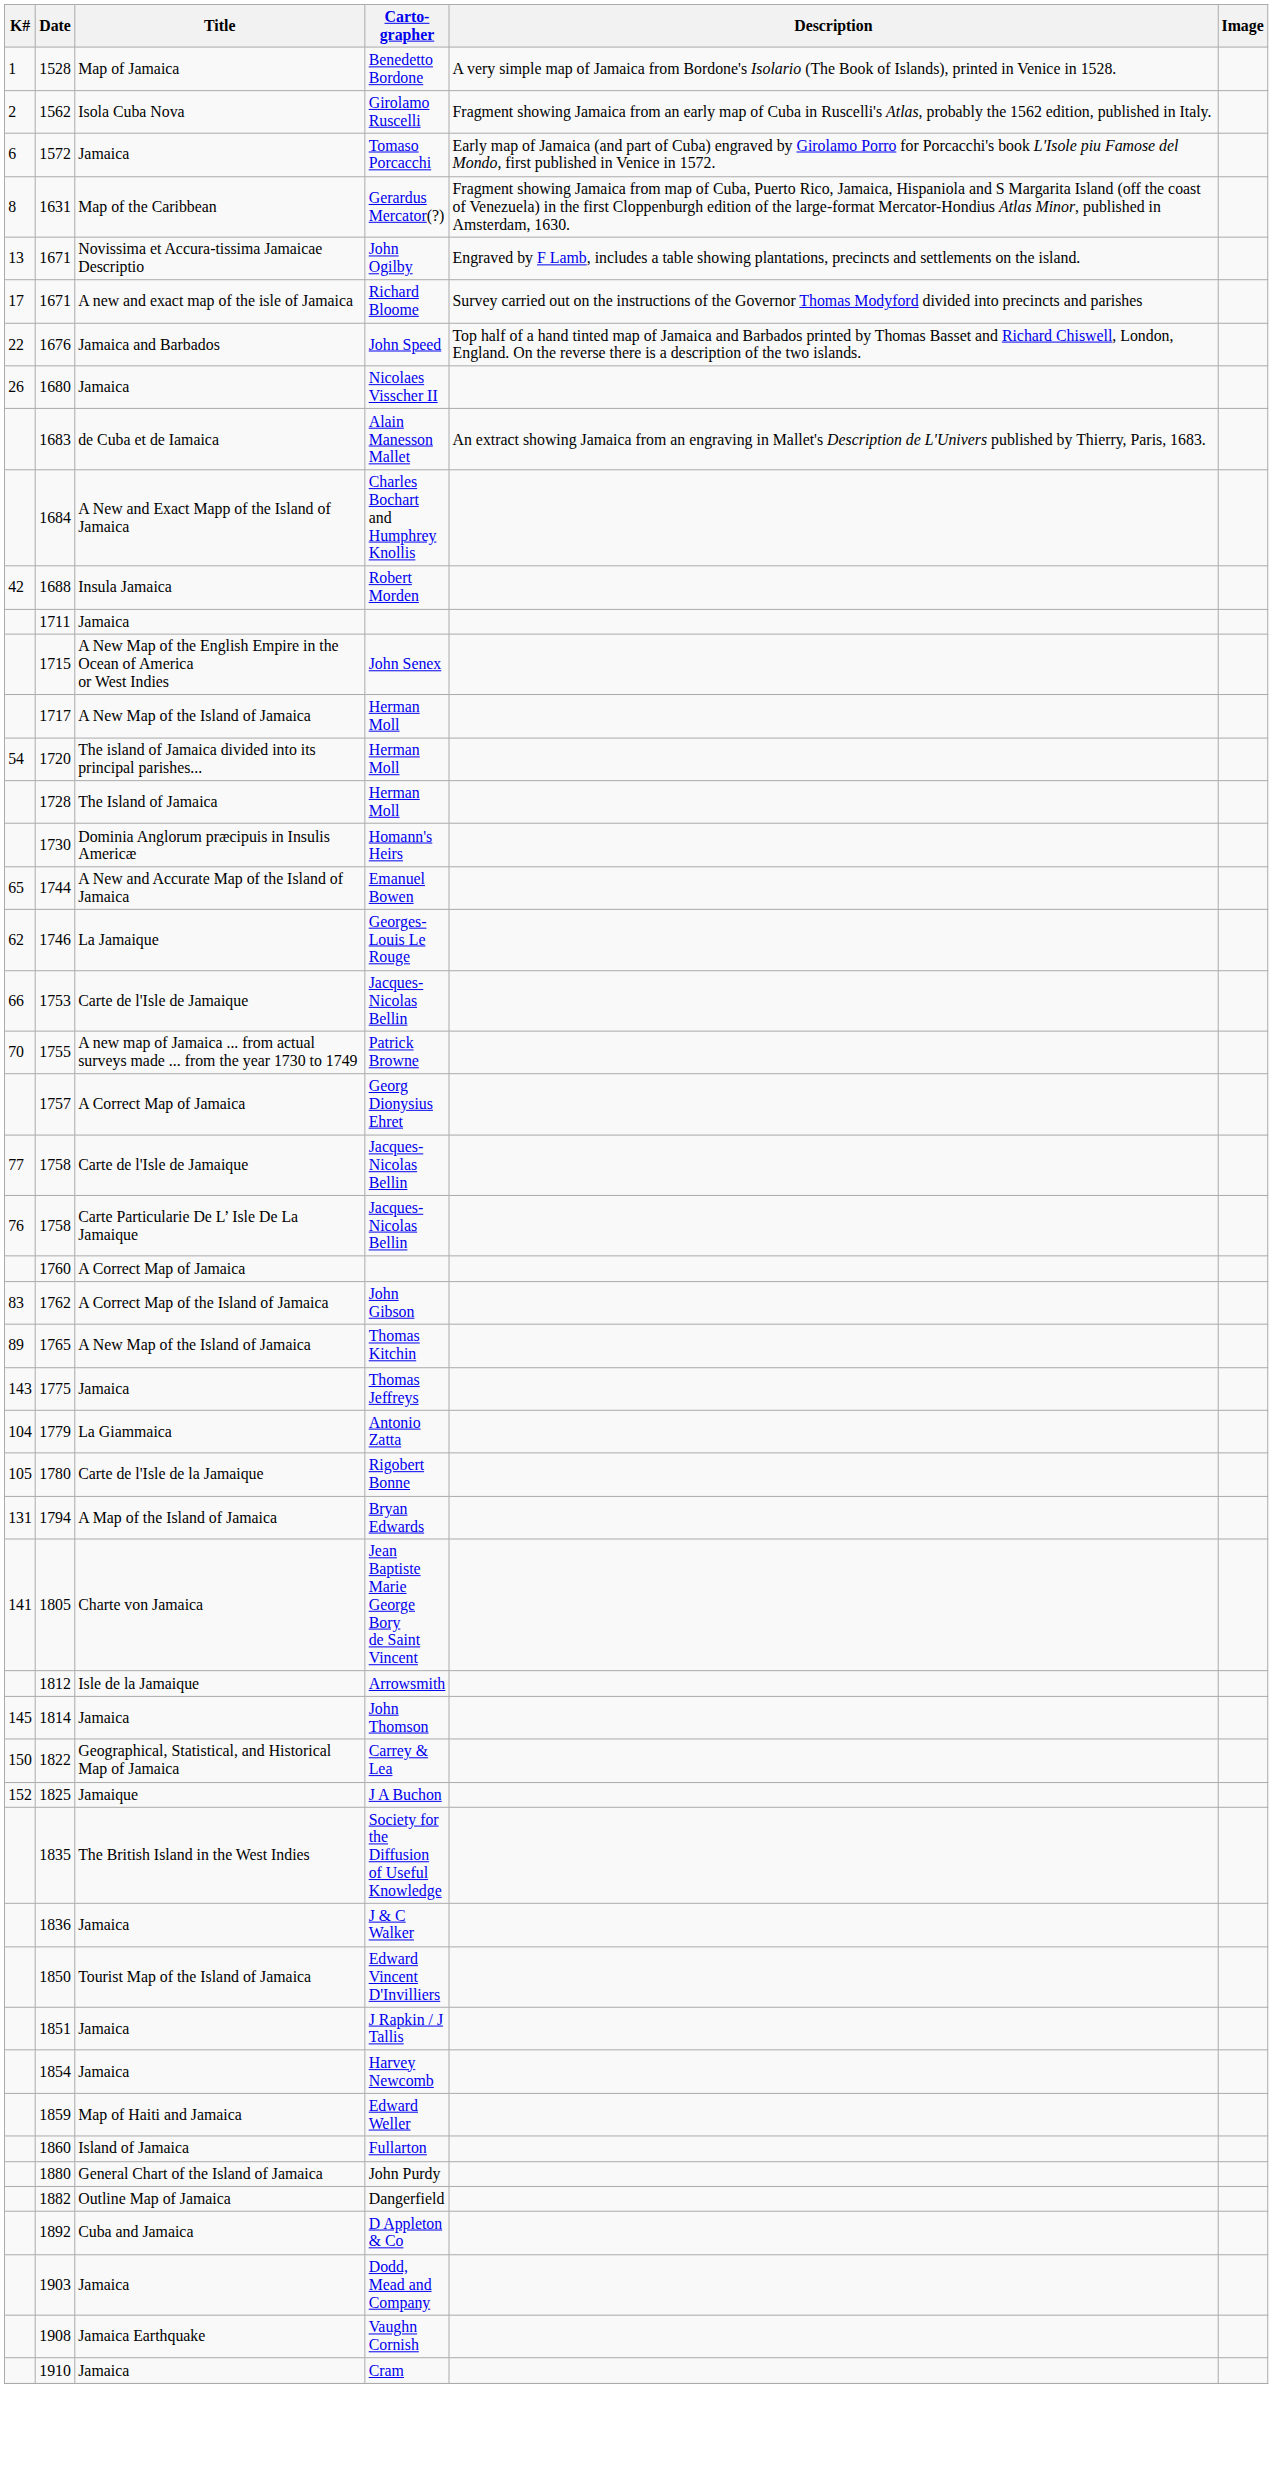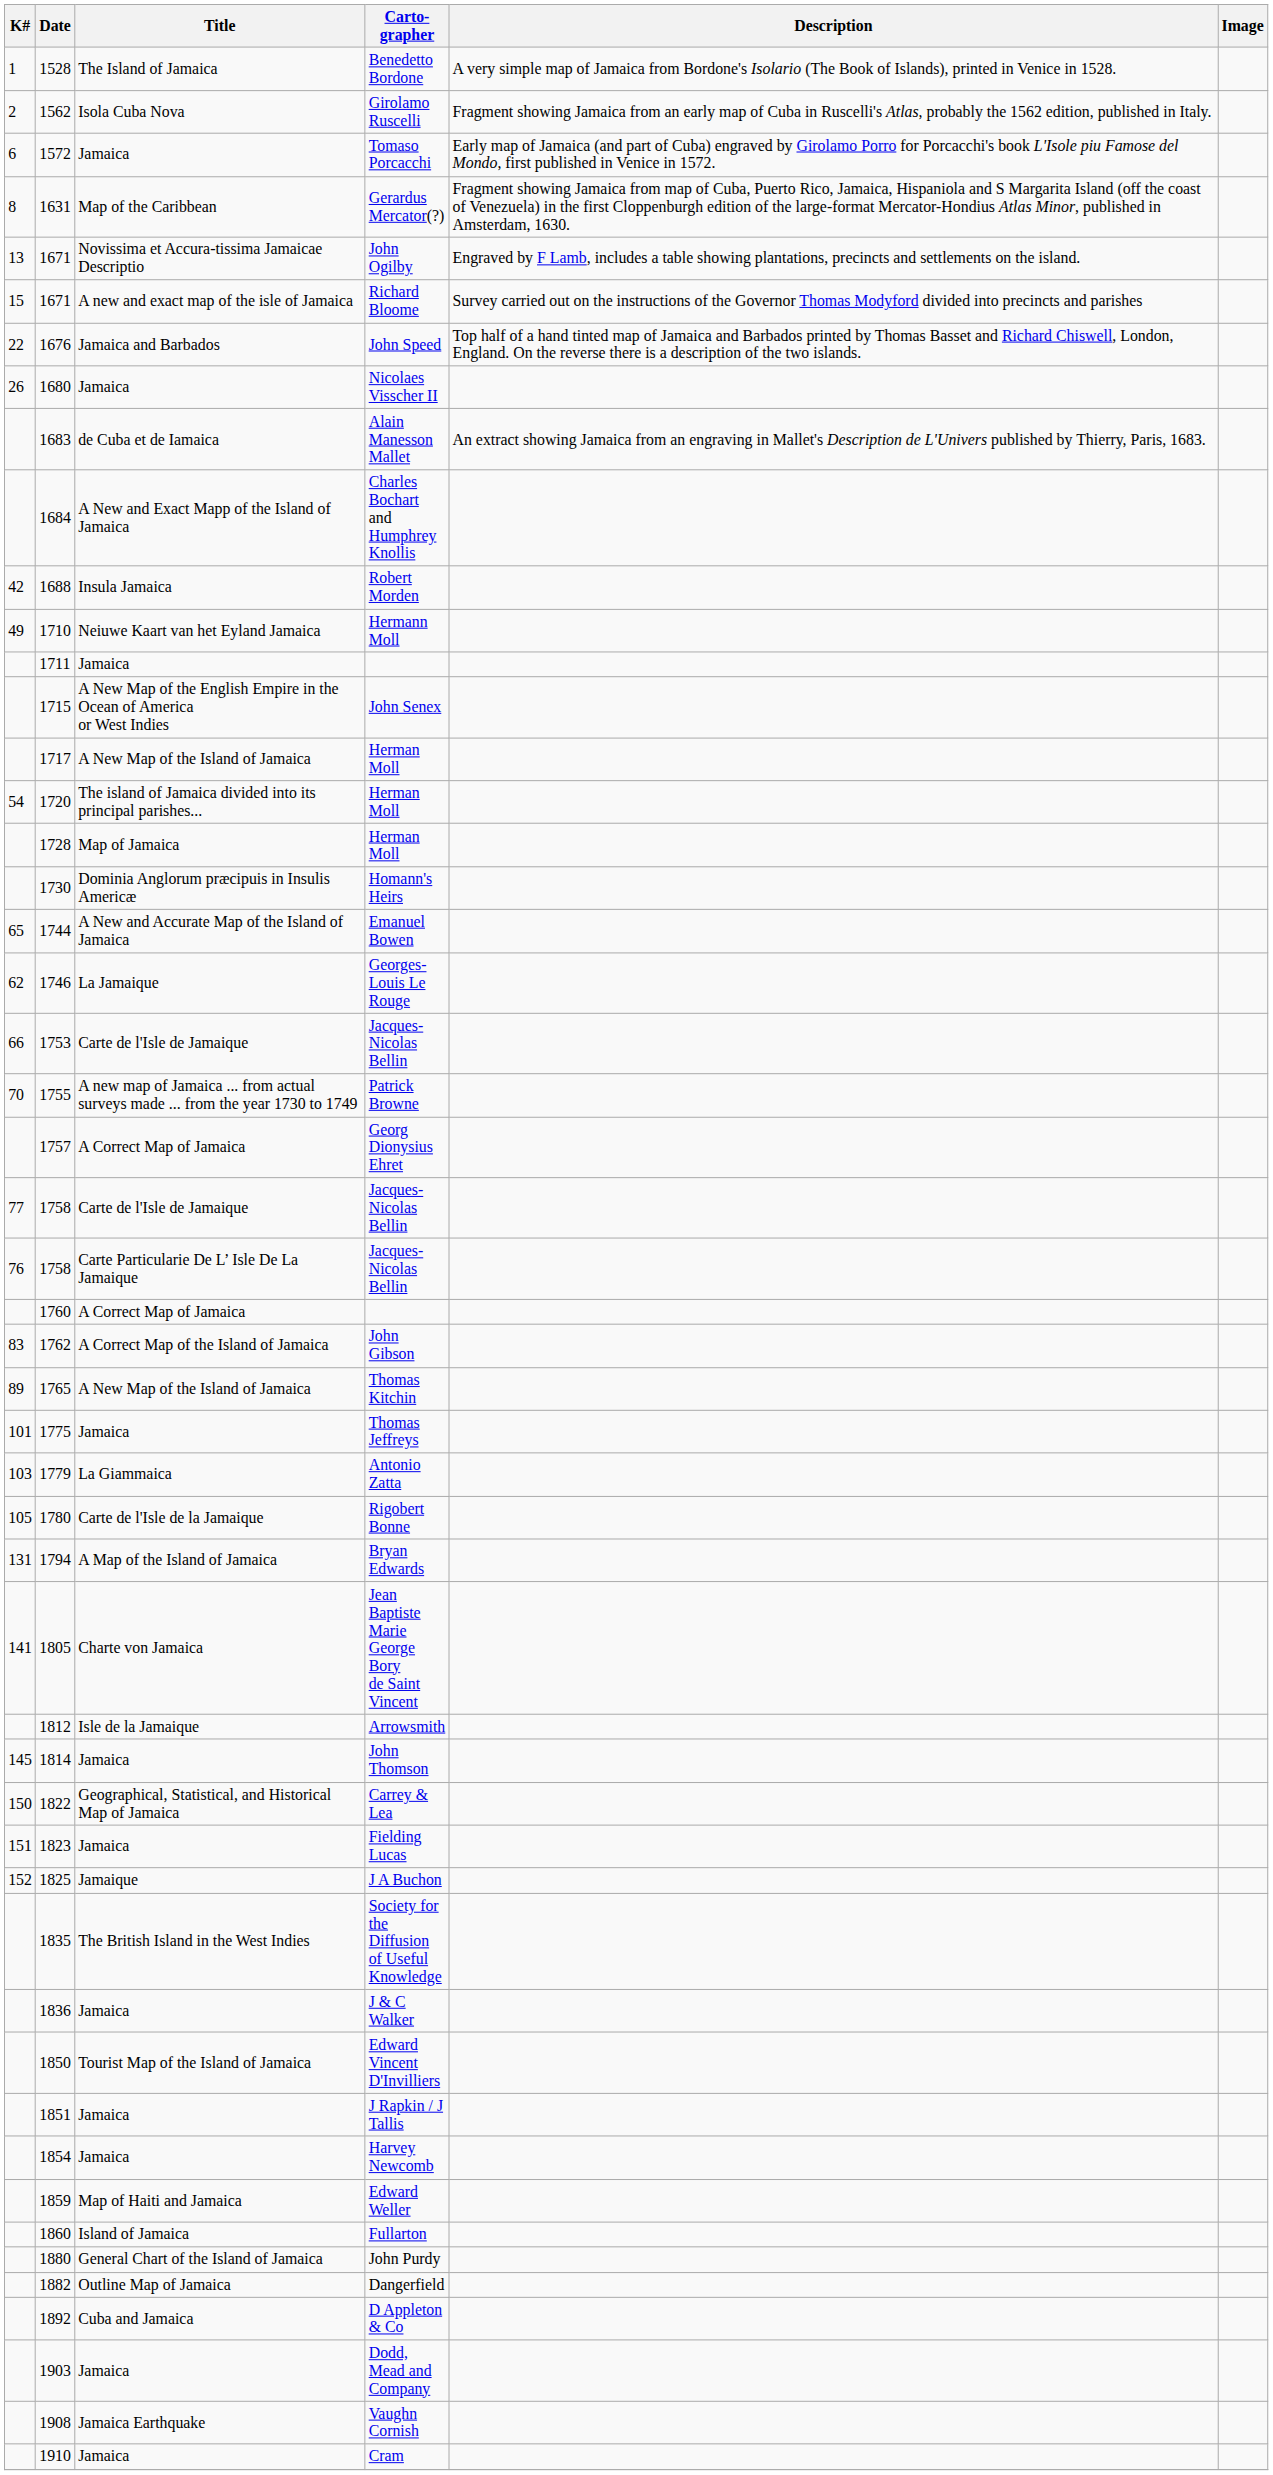(129, 68) Map of Jamaica -> (148, 68) The Island of Jamaica
(16, 301) 17 -> (16, 301) 15
+ row: (55, 630)
(148, 802) The Island of Jamaica -> (129, 845) Map of Jamaica
(20, 1388) 143 -> (20, 1431) 101
(20, 1431) 104 -> (20, 1474) 103
+ row: (55, 1846)
